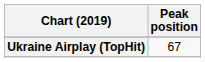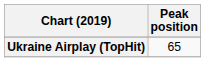(174, 47) 67 -> (174, 47) 65
